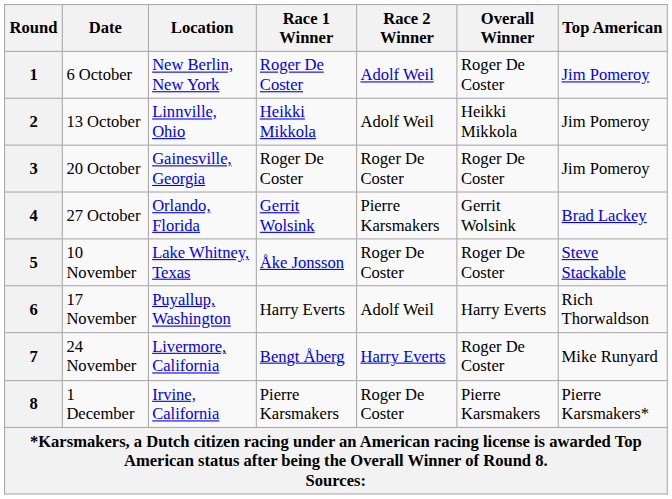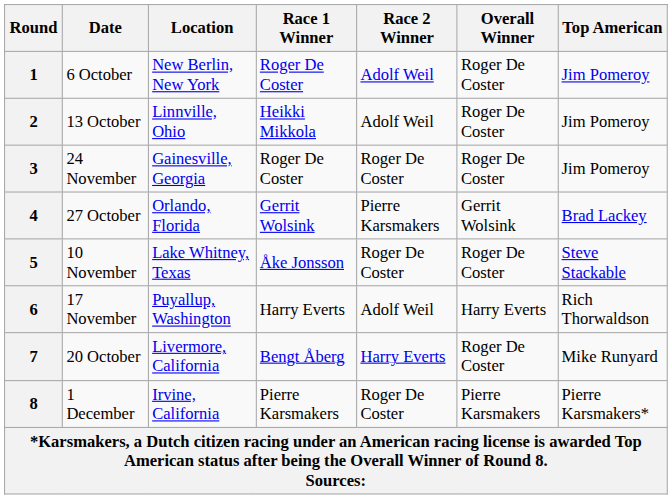(489, 122) Heikki Mikkola -> (493, 122) Roger De Coster
(103, 168) 20 October -> (101, 168) 24 November
(101, 356) 24 November -> (103, 356) 20 October
